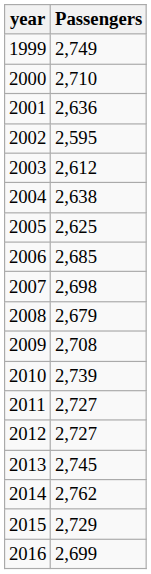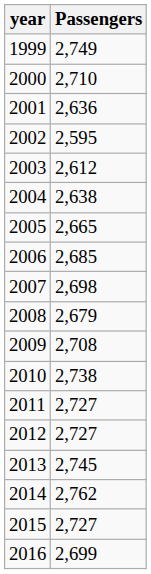(76, 227) 2,625 -> (76, 227) 2,665
(76, 375) 2,739 -> (76, 375) 2,738
(76, 524) 2,729 -> (76, 524) 2,727
